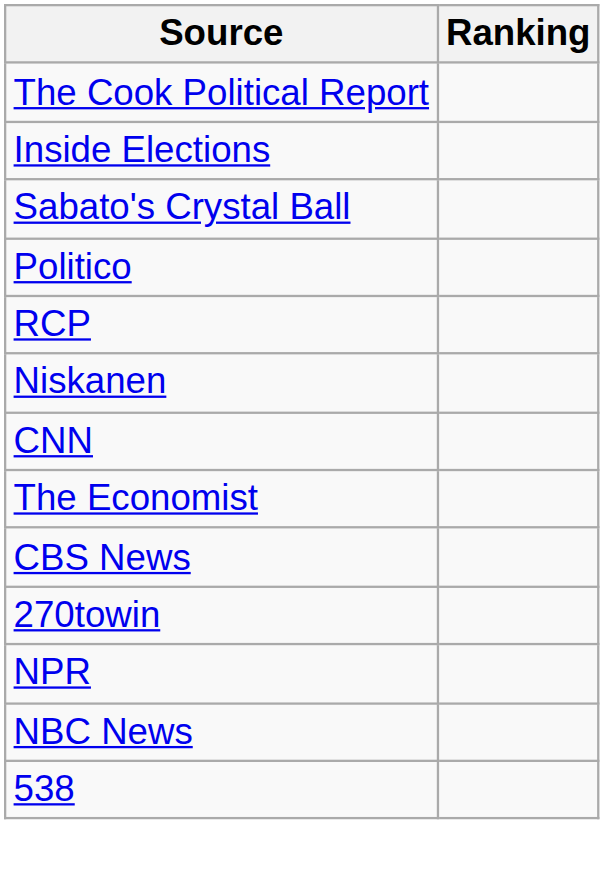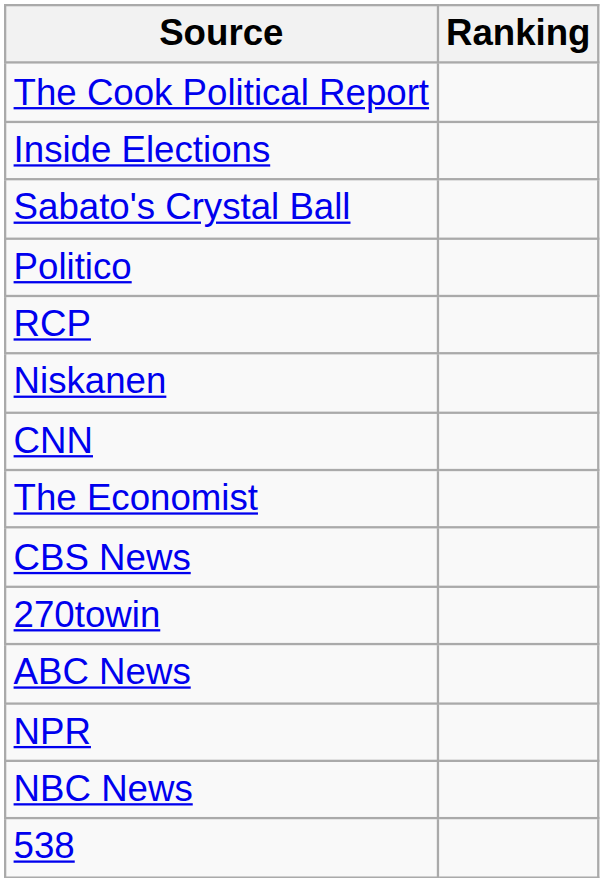+ row: (102, 672)
